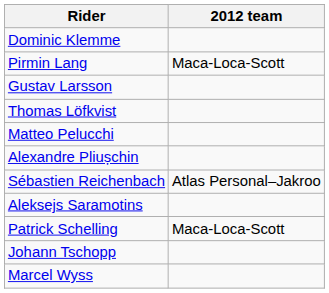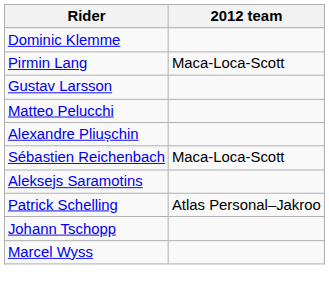- row: (62, 110)
(246, 181) Atlas Personal–Jakroo -> (228, 157) Maca-Loca-Scott
(228, 228) Maca-Loca-Scott -> (246, 205) Atlas Personal–Jakroo
